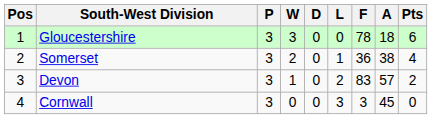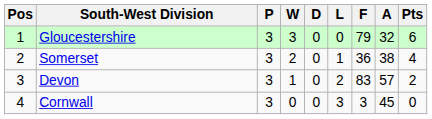(363, 37) 78 -> (363, 37) 79
(387, 37) 18 -> (387, 37) 32
